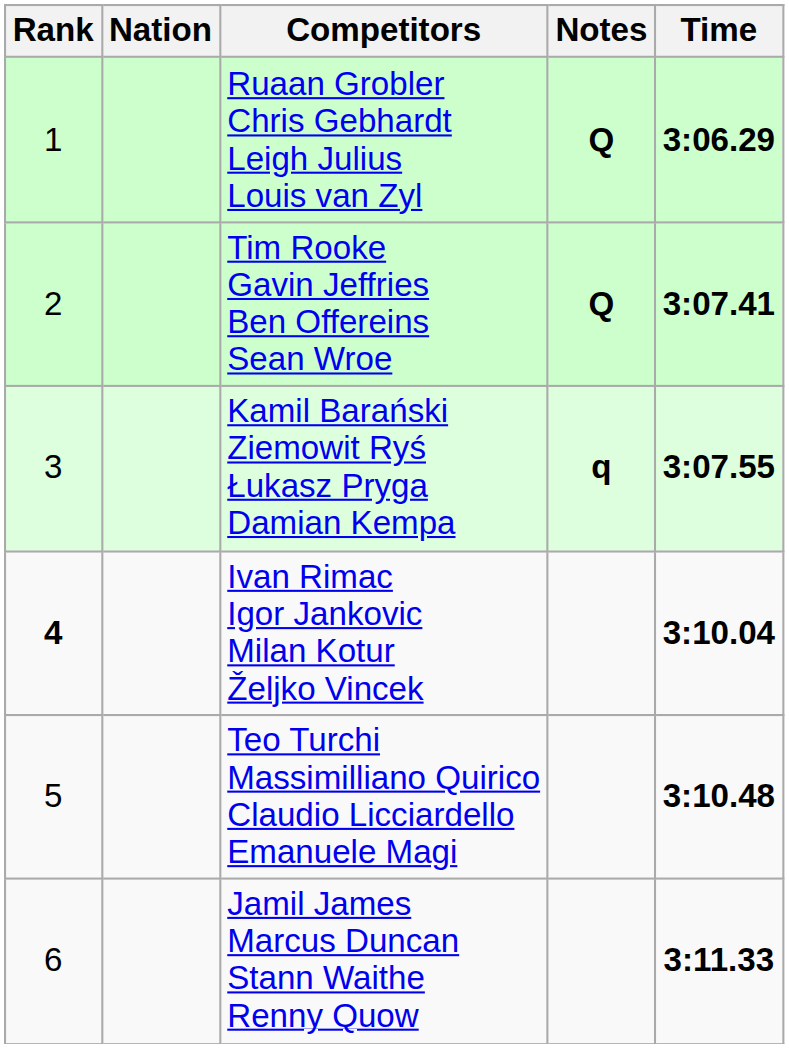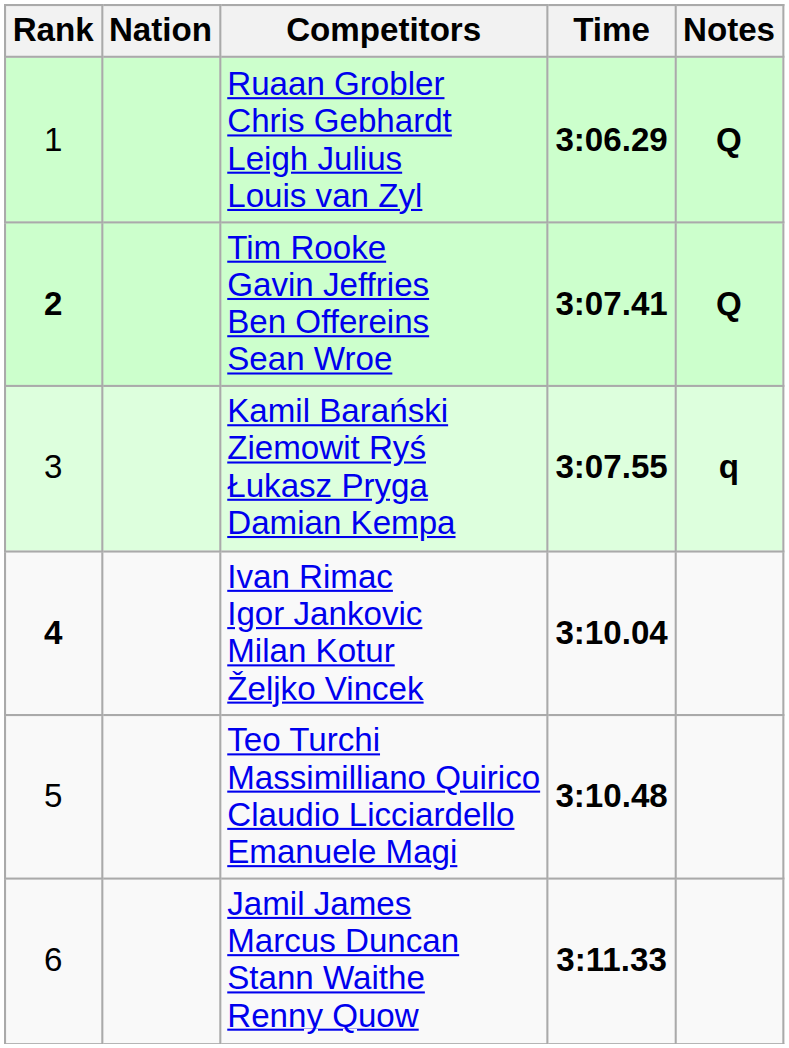columns swapped: (719, 30) <-> (601, 30)
(53, 303) normal -> (53, 303) bold
